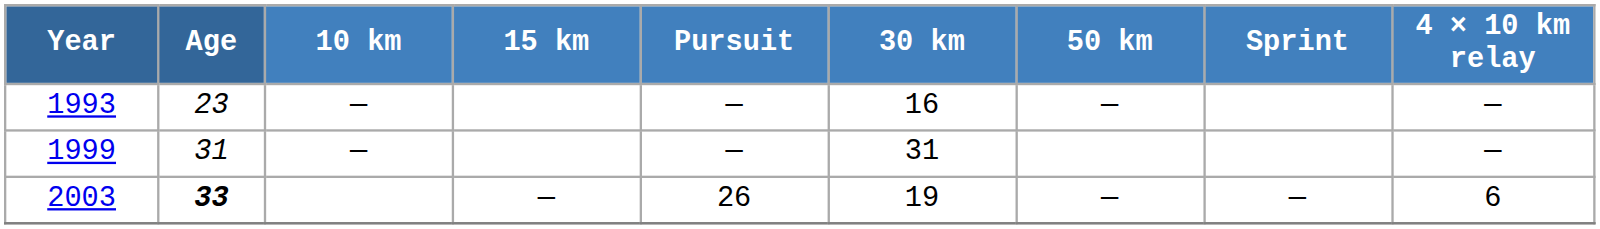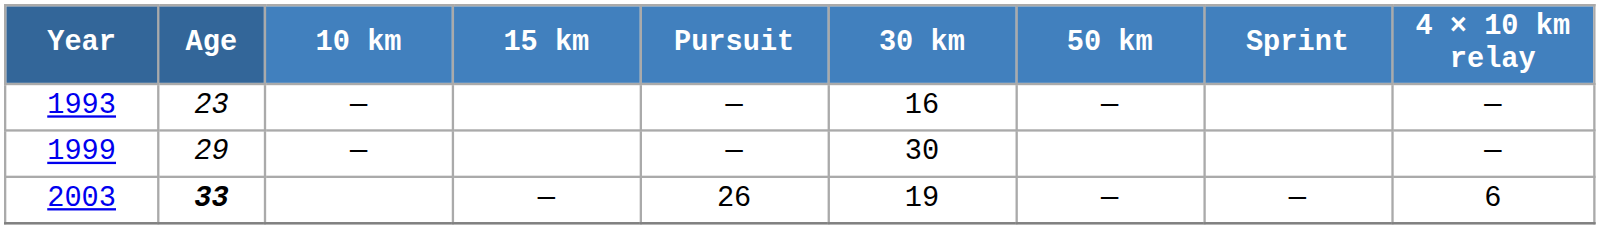(211, 154) 31 -> (211, 154) 29
(922, 154) 31 -> (922, 154) 30
